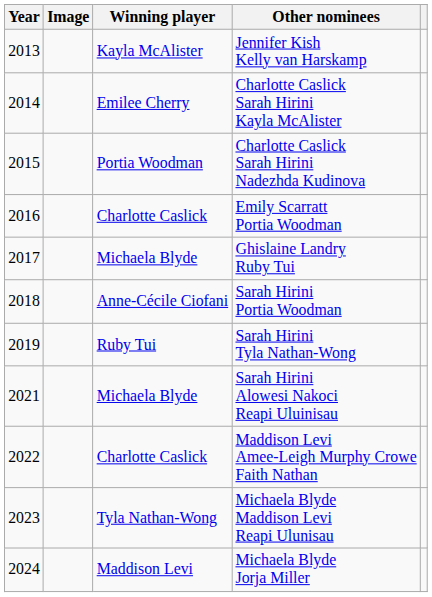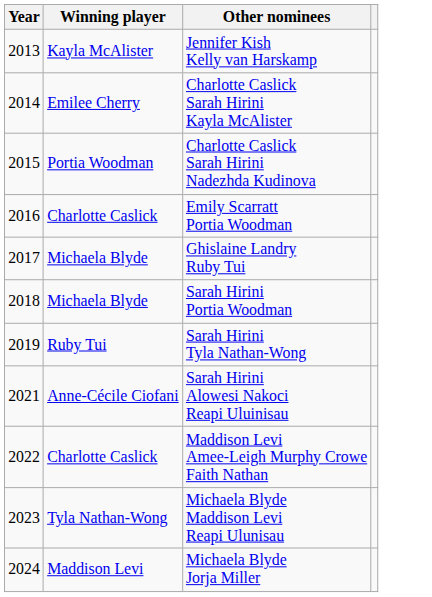- column: (68, 17)
(162, 301) Anne-Cécile Ciofani -> (97, 301) Michaela Blyde
(147, 396) Michaela Blyde -> (113, 396) Anne-Cécile Ciofani
